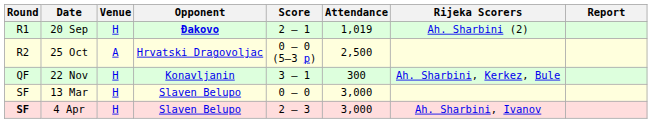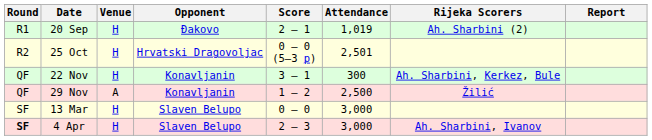(200, 30) bold -> (200, 30) normal
(115, 53) A -> (115, 53) H
(356, 53) 2,500 -> (356, 53) 2,501
+ row: (69, 93)
